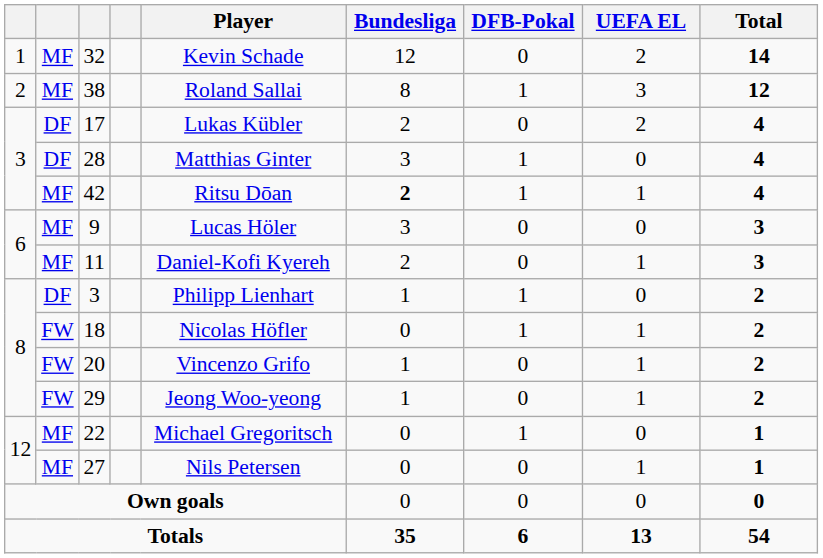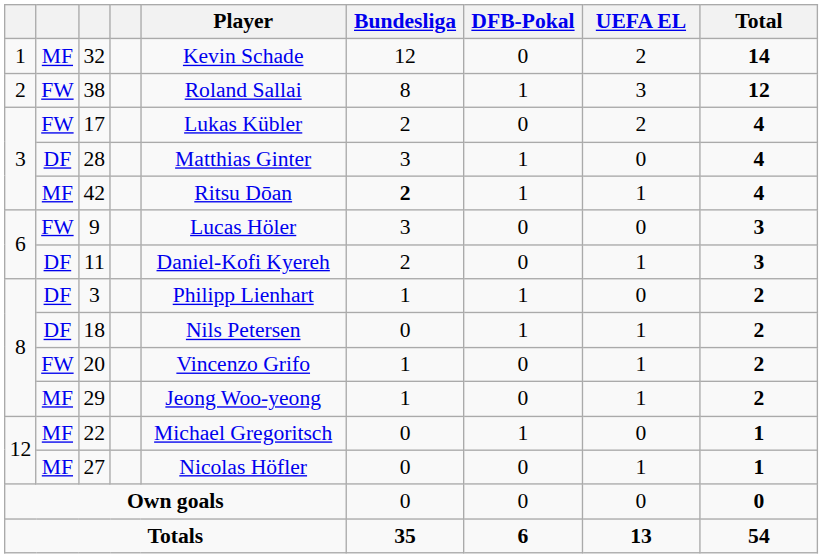(57, 90) MF -> (57, 90) FW
(57, 124) DF -> (57, 124) FW
(57, 227) MF -> (57, 227) FW
(57, 261) MF -> (57, 261) DF
(57, 329) FW -> (57, 329) DF
(243, 329) Nicolas Höfler -> (243, 329) Nils Petersen
(57, 398) FW -> (57, 398) MF
(243, 466) Nils Petersen -> (243, 466) Nicolas Höfler
